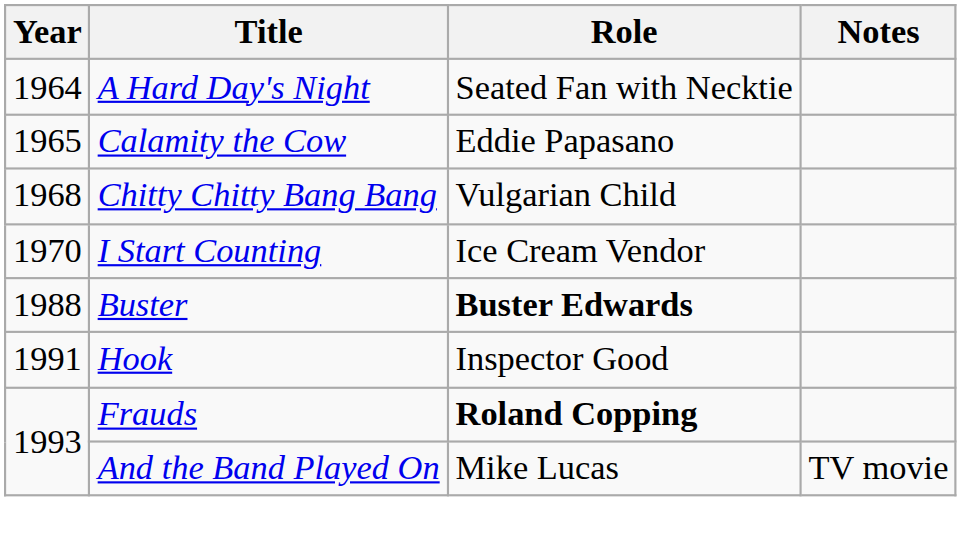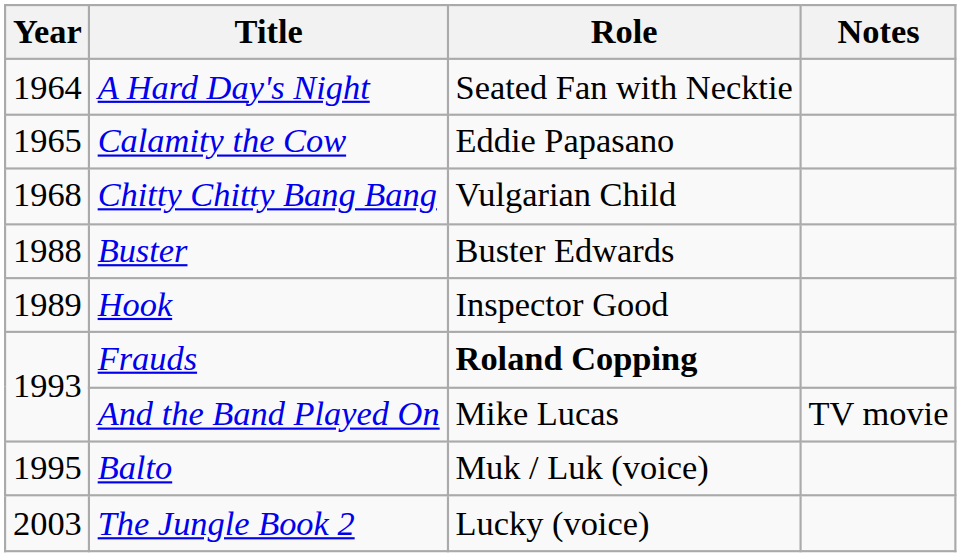- row: (209, 250)
(574, 304) bold -> (565, 250) normal
(47, 359) 1991 -> (47, 304) 1989
+ row: (135, 468)
+ row: (226, 522)
